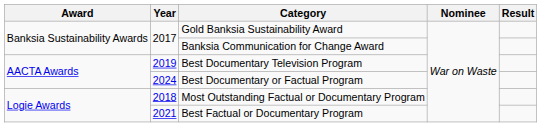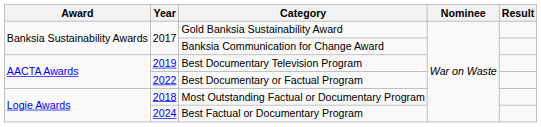(165, 80) 2024 -> (165, 80) 2022
(165, 114) 2021 -> (165, 114) 2024
